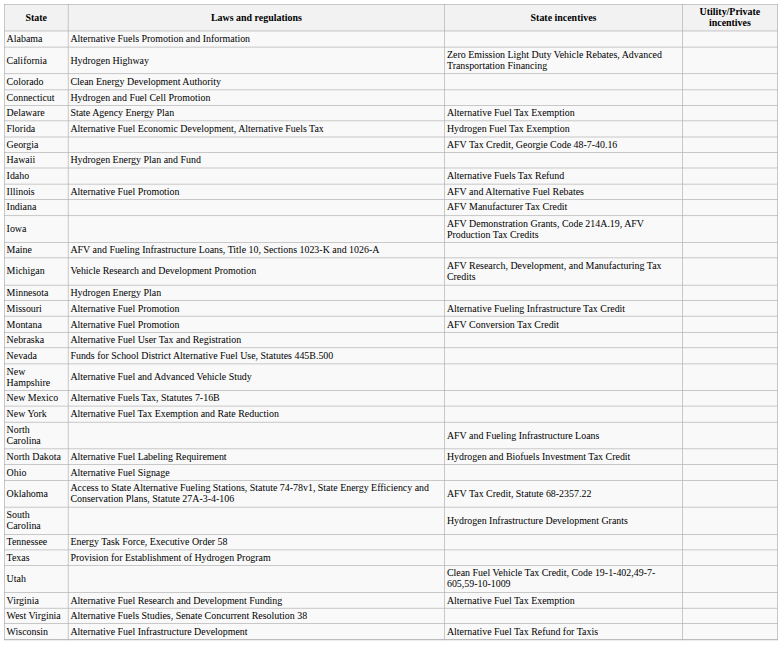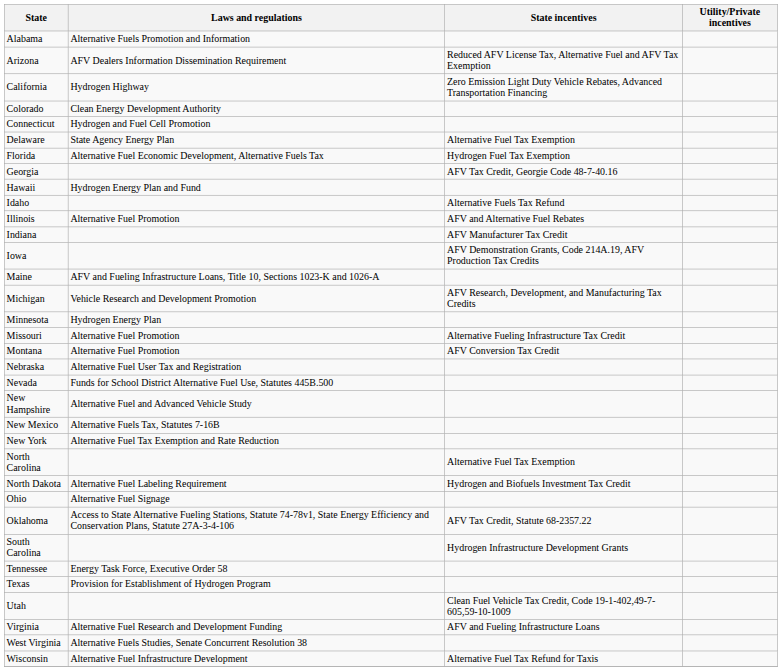+ row: (23, 60)
(523, 435) AFV and Fueling Infrastructure Loans -> (511, 462) Alternative Fuel Tax Exemption
(511, 600) Alternative Fuel Tax Exemption -> (523, 627) AFV and Fueling Infrastructure Loans
